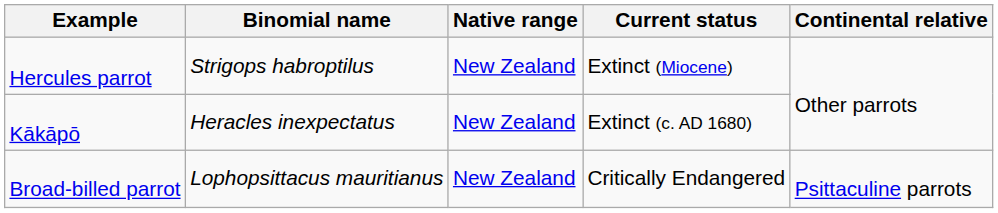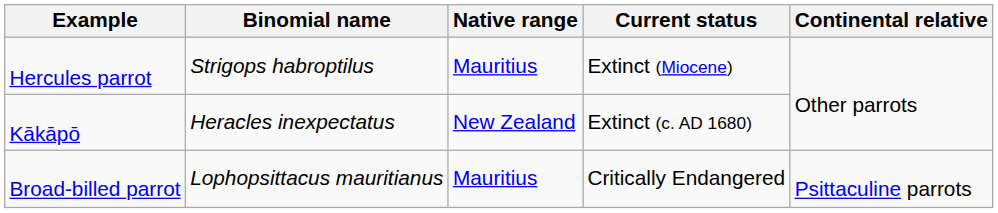(514, 65) New Zealand -> (495, 65) Mauritius
(514, 178) New Zealand -> (495, 178) Mauritius
